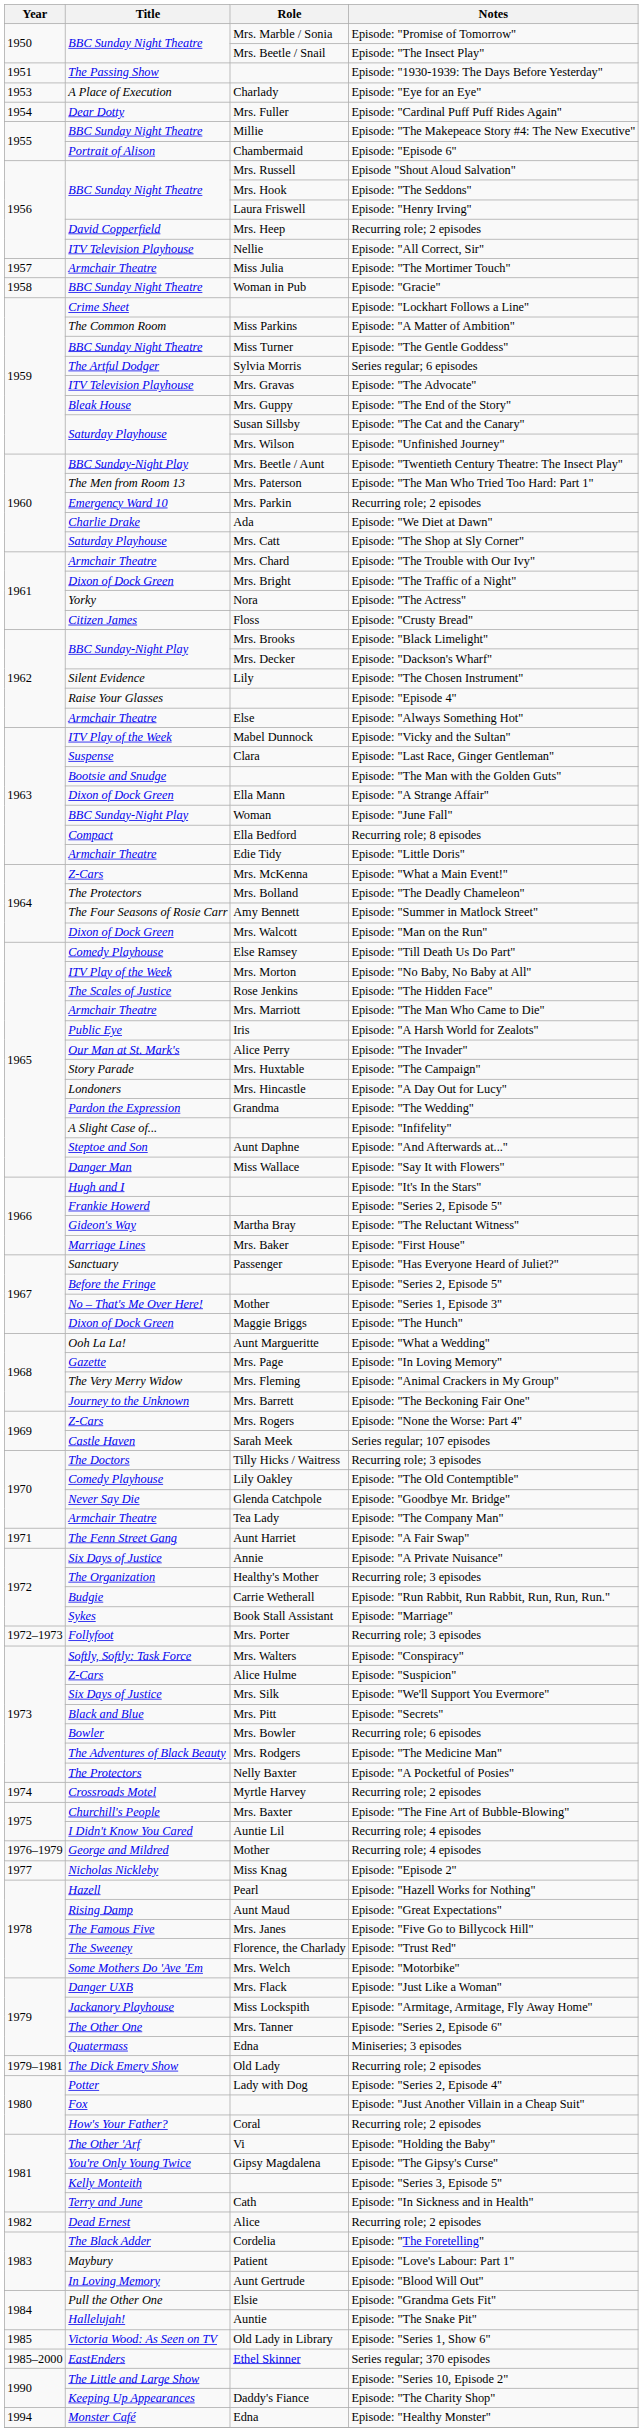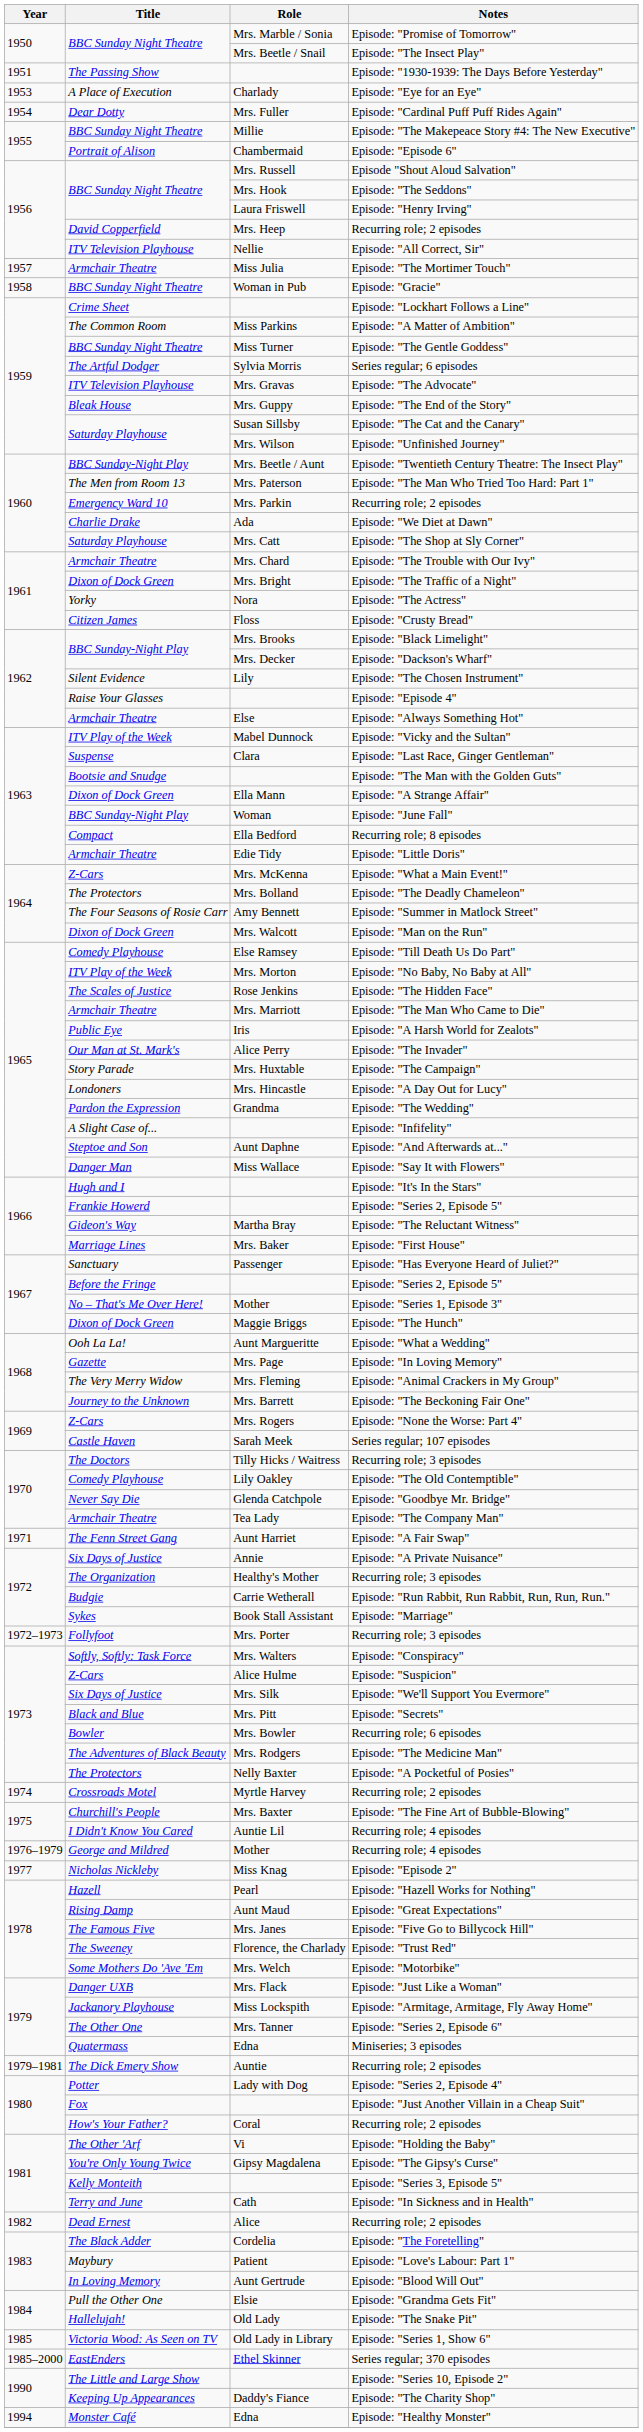(257, 2065) Old Lady -> (250, 2065) Auntie
(250, 2319) Auntie -> (257, 2319) Old Lady
